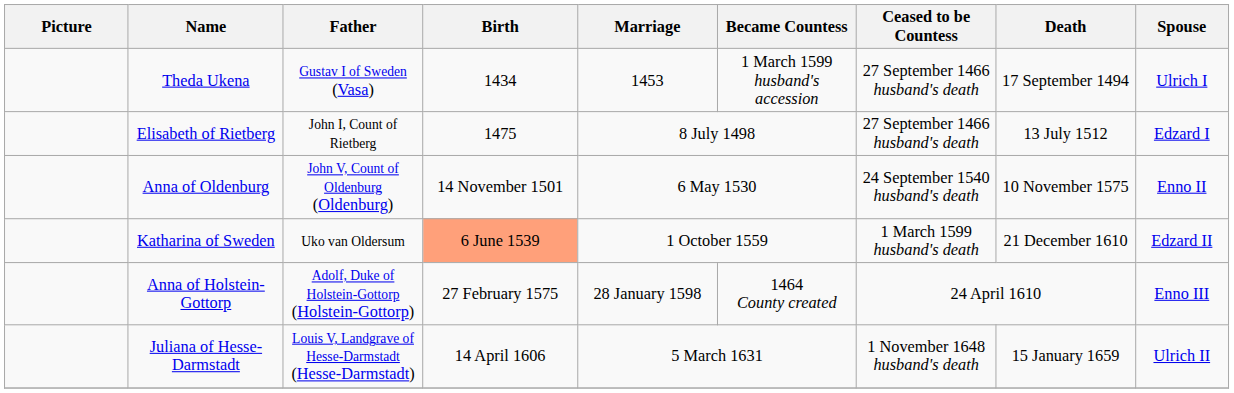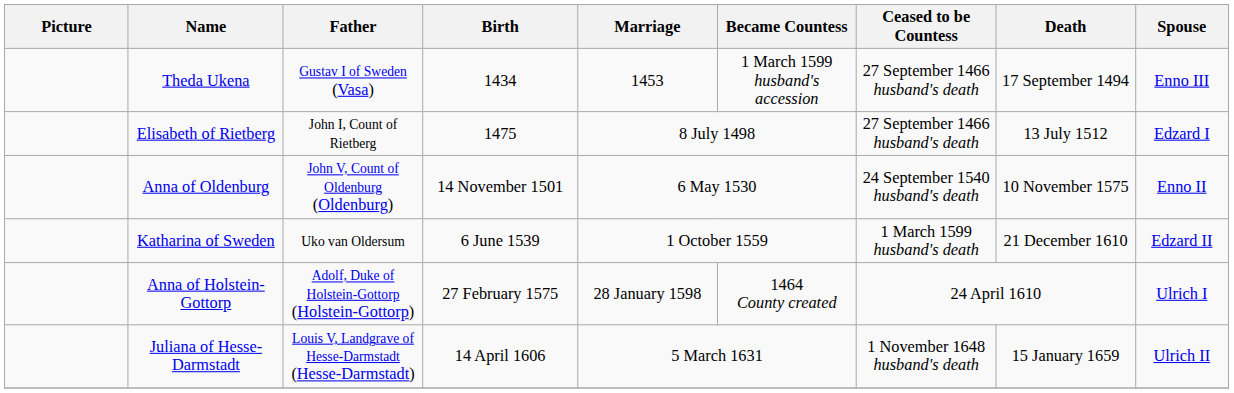(1182, 80) Ulrich I -> (1182, 80) Enno III
(500, 240) lightsalmon background -> (500, 240) no background
(1182, 293) Enno III -> (1182, 293) Ulrich I
